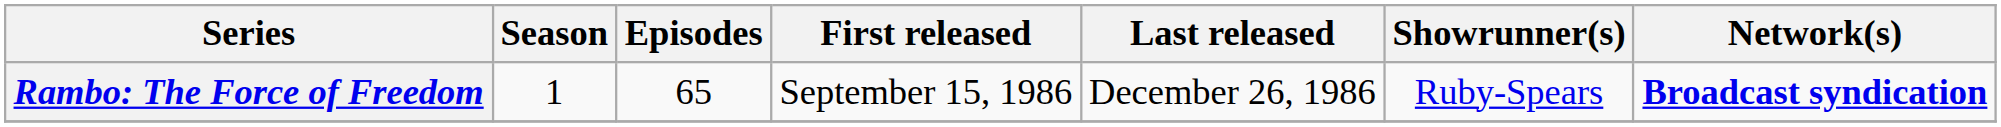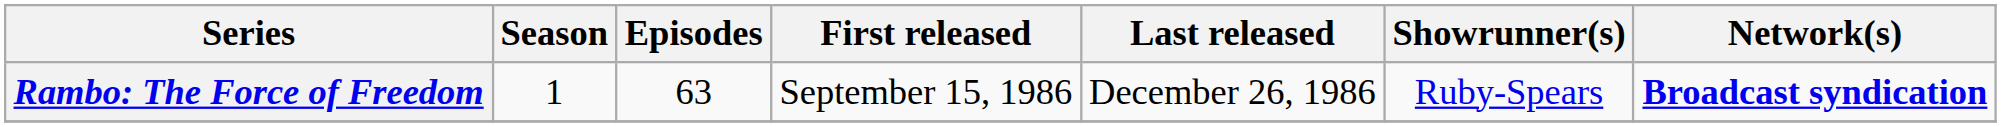(694, 91) 65 -> (694, 91) 63
